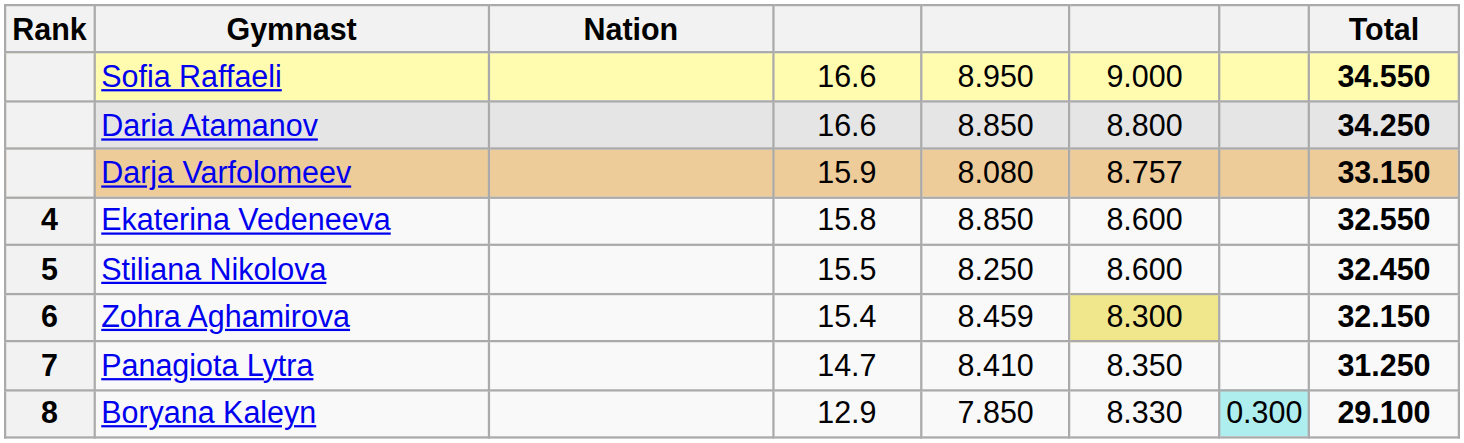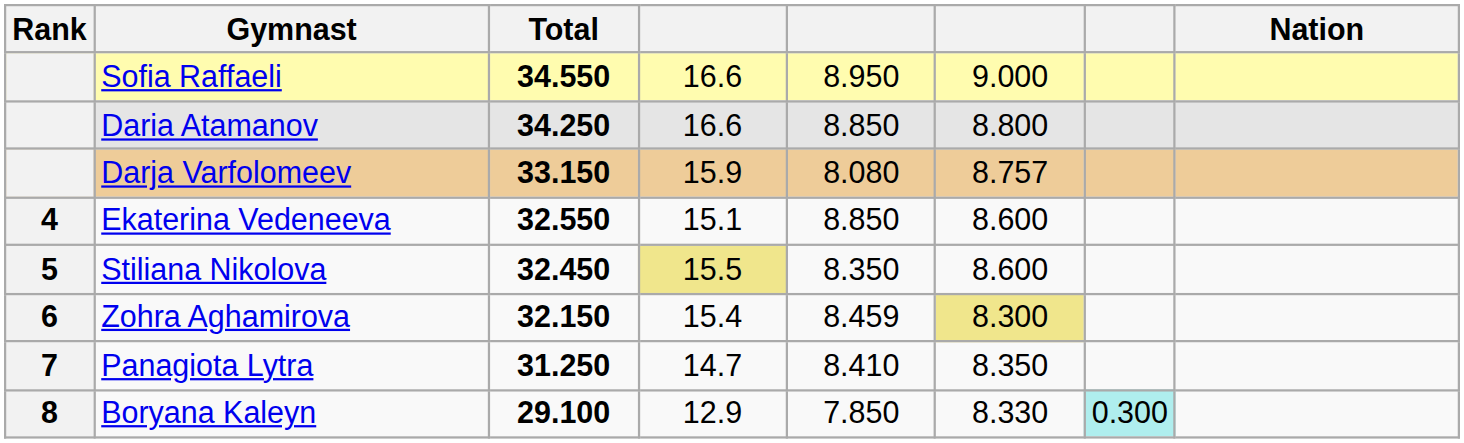columns swapped: (631, 29) <-> (1384, 29)
(847, 221) 15.8 -> (712, 221) 15.1
(847, 269) no background -> (712, 269) khaki background
(996, 269) 8.250 -> (861, 269) 8.350
